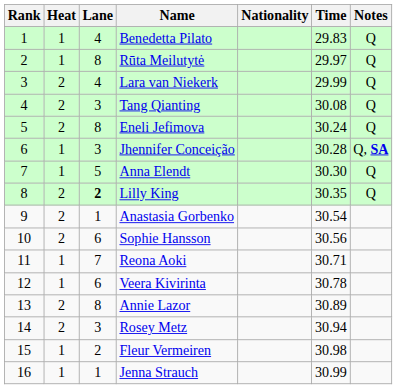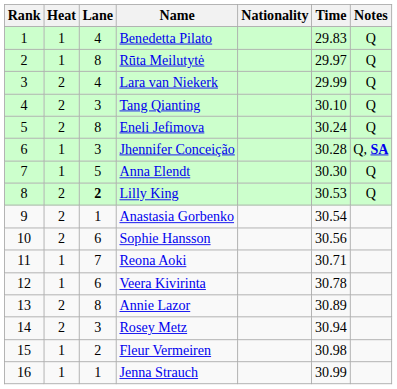(331, 104) 30.08 -> (331, 104) 30.10
(331, 194) 30.35 -> (331, 194) 30.53
